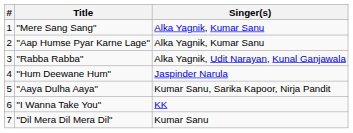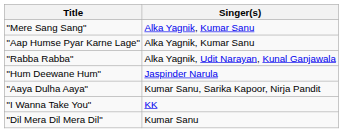- column: (9, 12)
